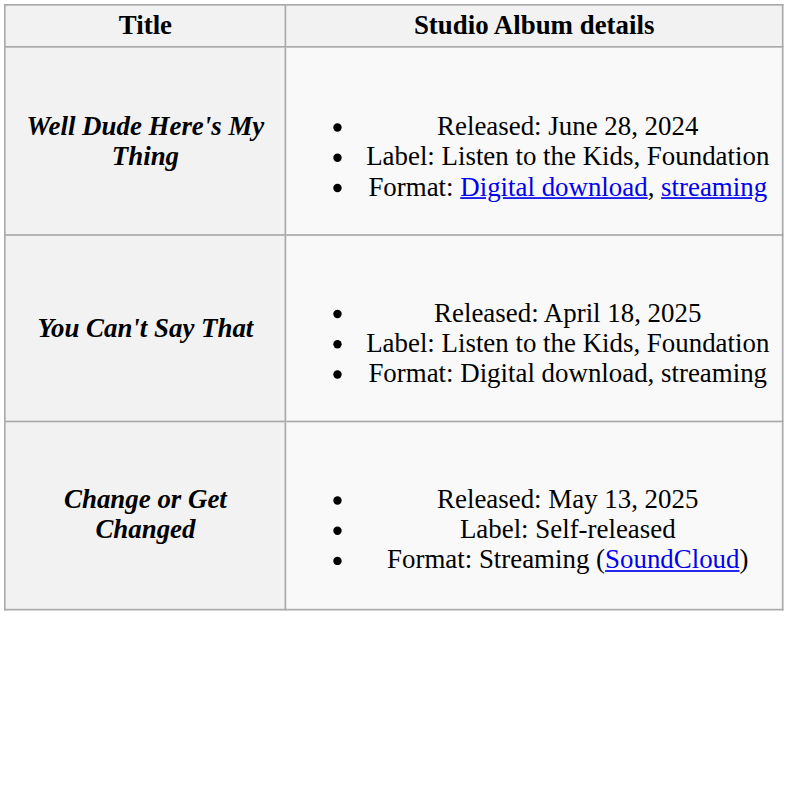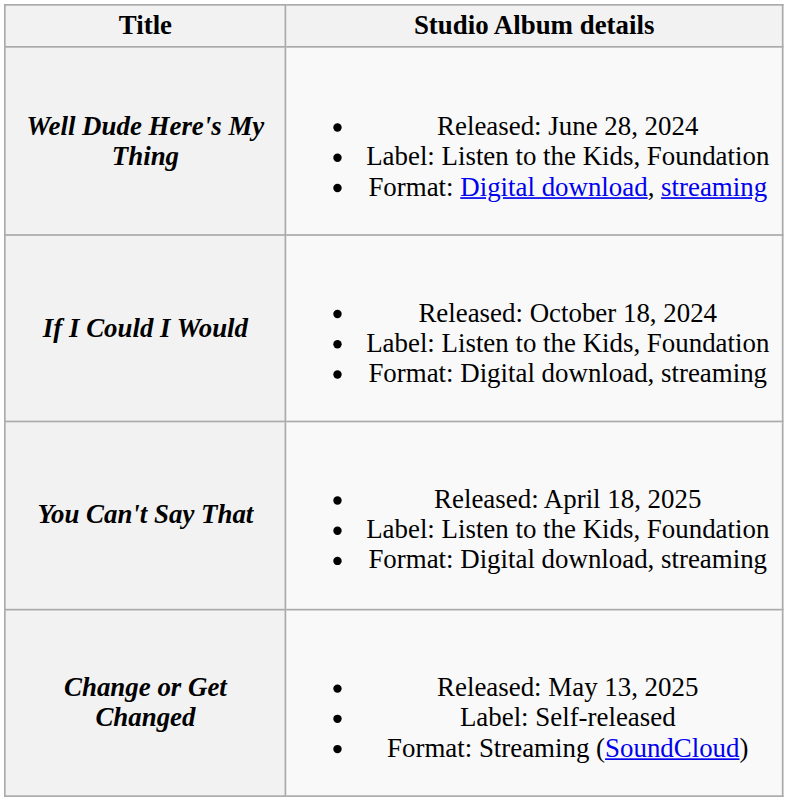+ row: (145, 327)
